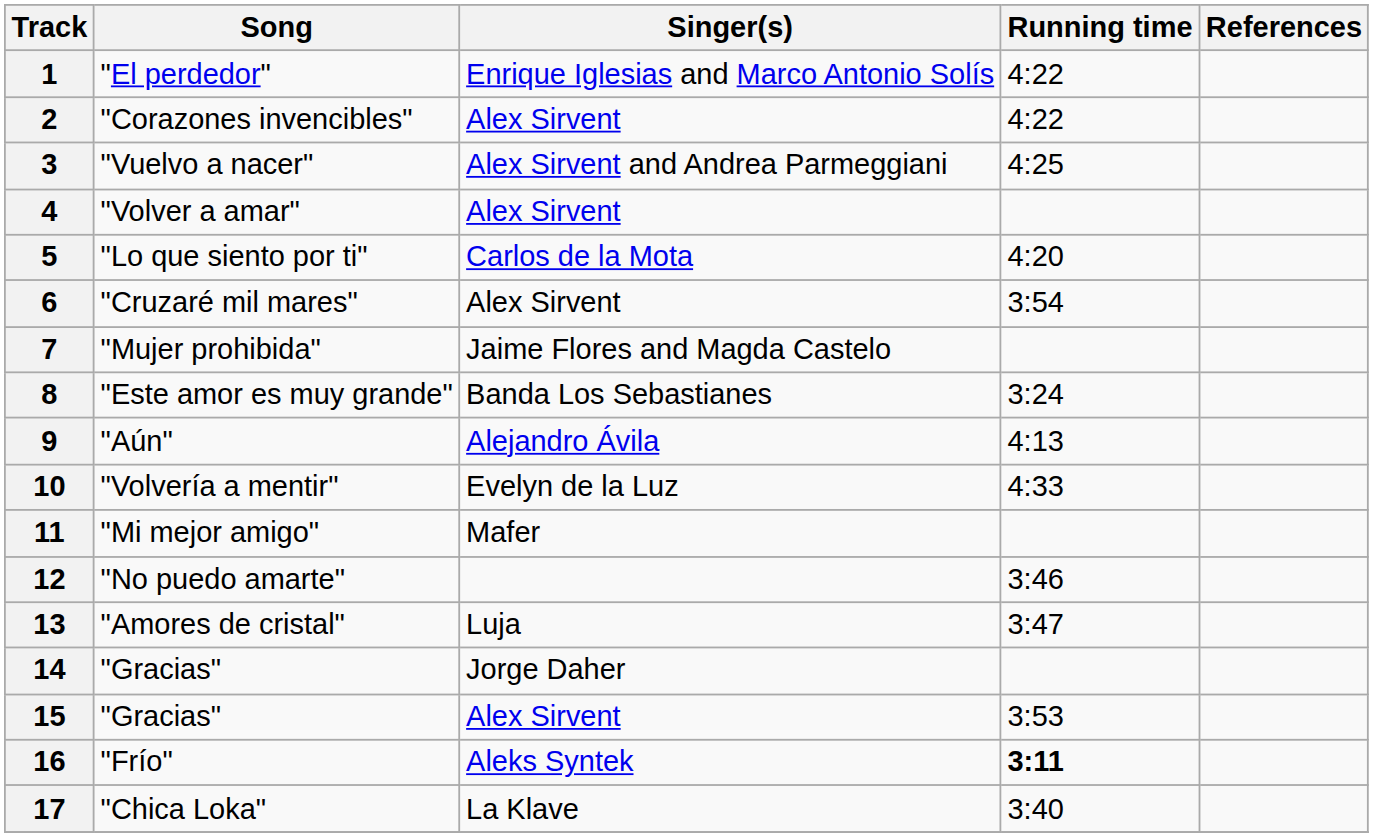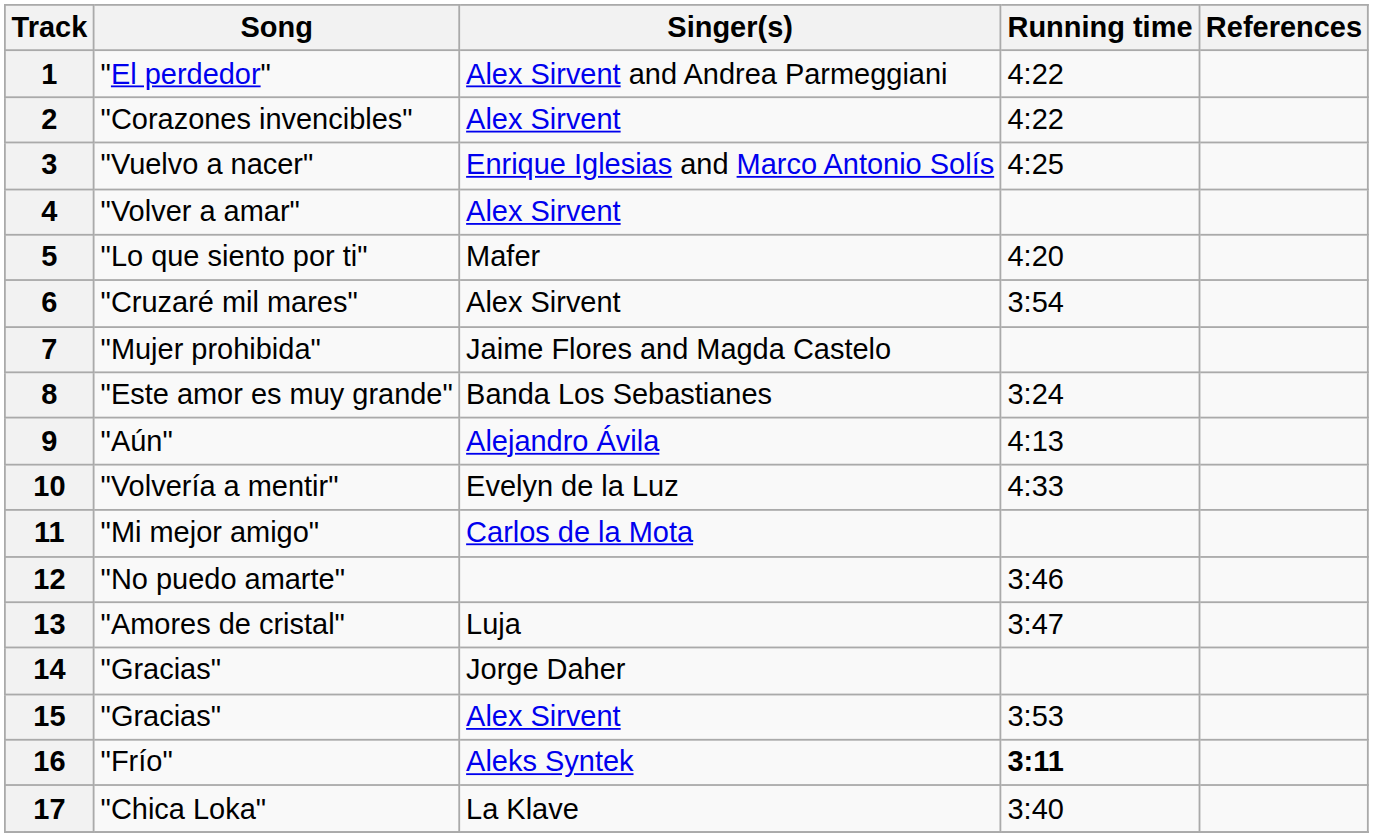(730, 73) Enrique Iglesias and Marco Antonio Solís -> (707, 73) Alex Sirvent and Andrea Parmeggiani
(707, 165) Alex Sirvent and Andrea Parmeggiani -> (730, 165) Enrique Iglesias and Marco Antonio Solís
(580, 257) Carlos de la Mota -> (503, 257) Mafer
(503, 532) Mafer -> (580, 532) Carlos de la Mota
